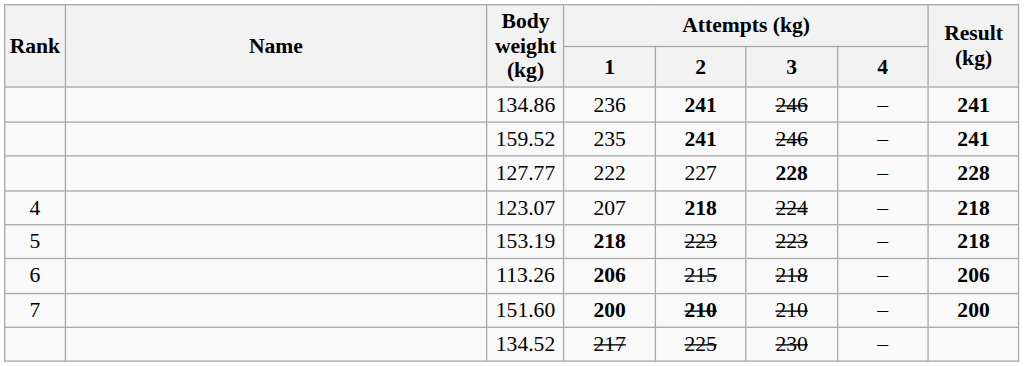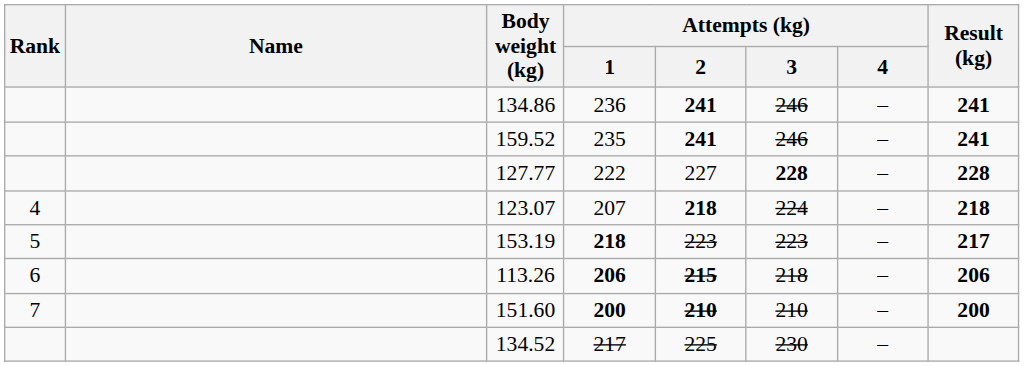(974, 241) 218 -> (974, 241) 217
(701, 275) normal -> (701, 275) bold
